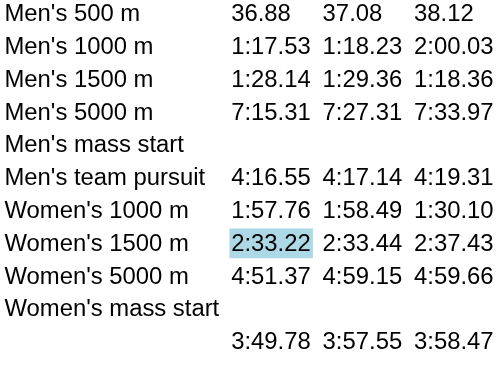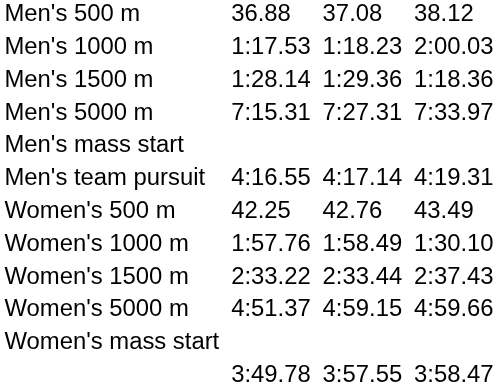+ row: (90, 210)
(271, 243) lightblue background -> (271, 275) no background
